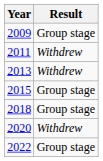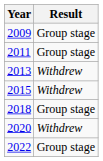(59, 52) Withdrew -> (66, 52) Group stage
(66, 90) Group stage -> (59, 90) Withdrew
